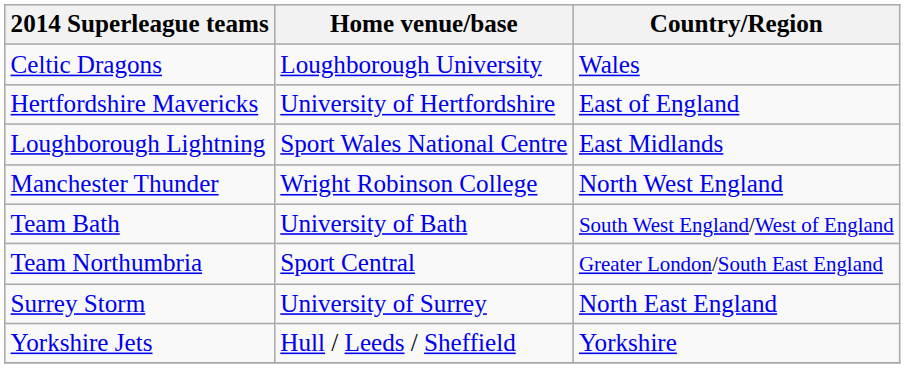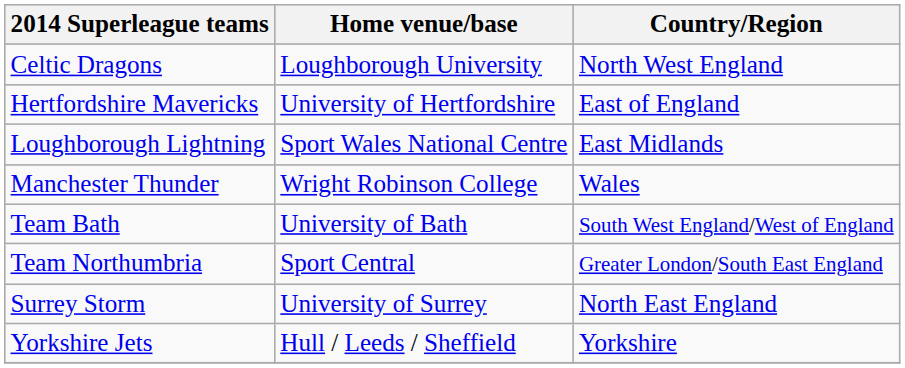(609, 64) Wales -> (681, 64) North West England
(681, 183) North West England -> (609, 183) Wales
